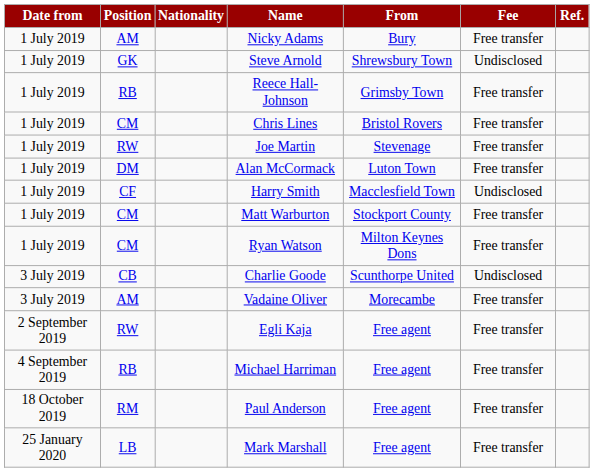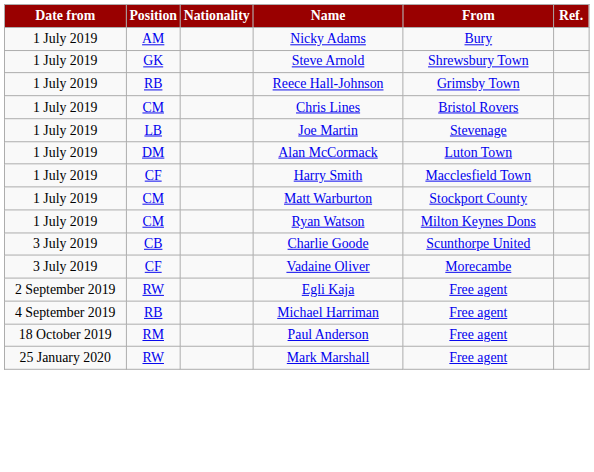- column: (508, 16)
(128, 146) RW -> (153, 130) LB
(128, 299) AM -> (153, 267) CF
(128, 448) LB -> (153, 358) RW
